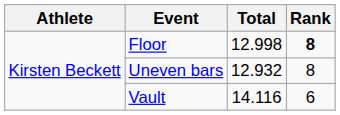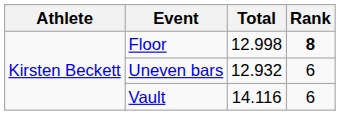(310, 71) 8 -> (310, 71) 6
